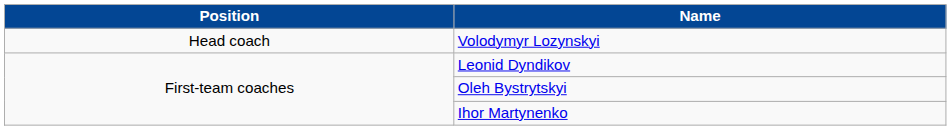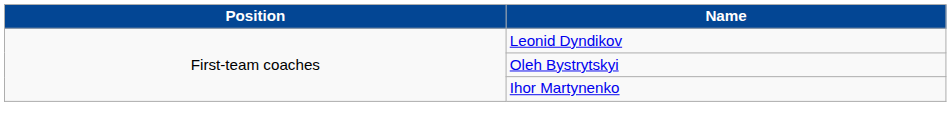- row: (529, 40)
